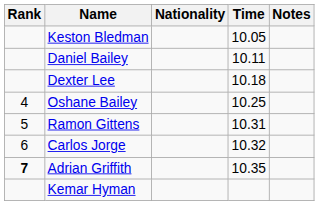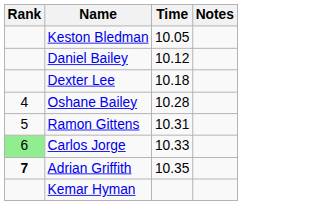- column: (190, 15)
(249, 59) 10.11 -> (172, 59) 10.12
(249, 102) 10.25 -> (172, 102) 10.28
(24, 146) no background -> (24, 146) lightgreen background
(249, 146) 10.32 -> (172, 146) 10.33
